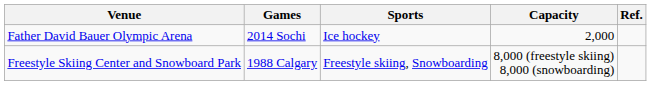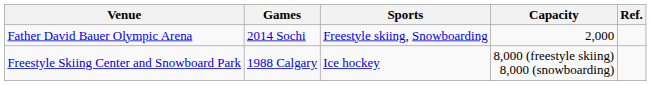(351, 35) Ice hockey -> (405, 35) Freestyle skiing, Snowboarding
(405, 63) Freestyle skiing, Snowboarding -> (351, 63) Ice hockey
